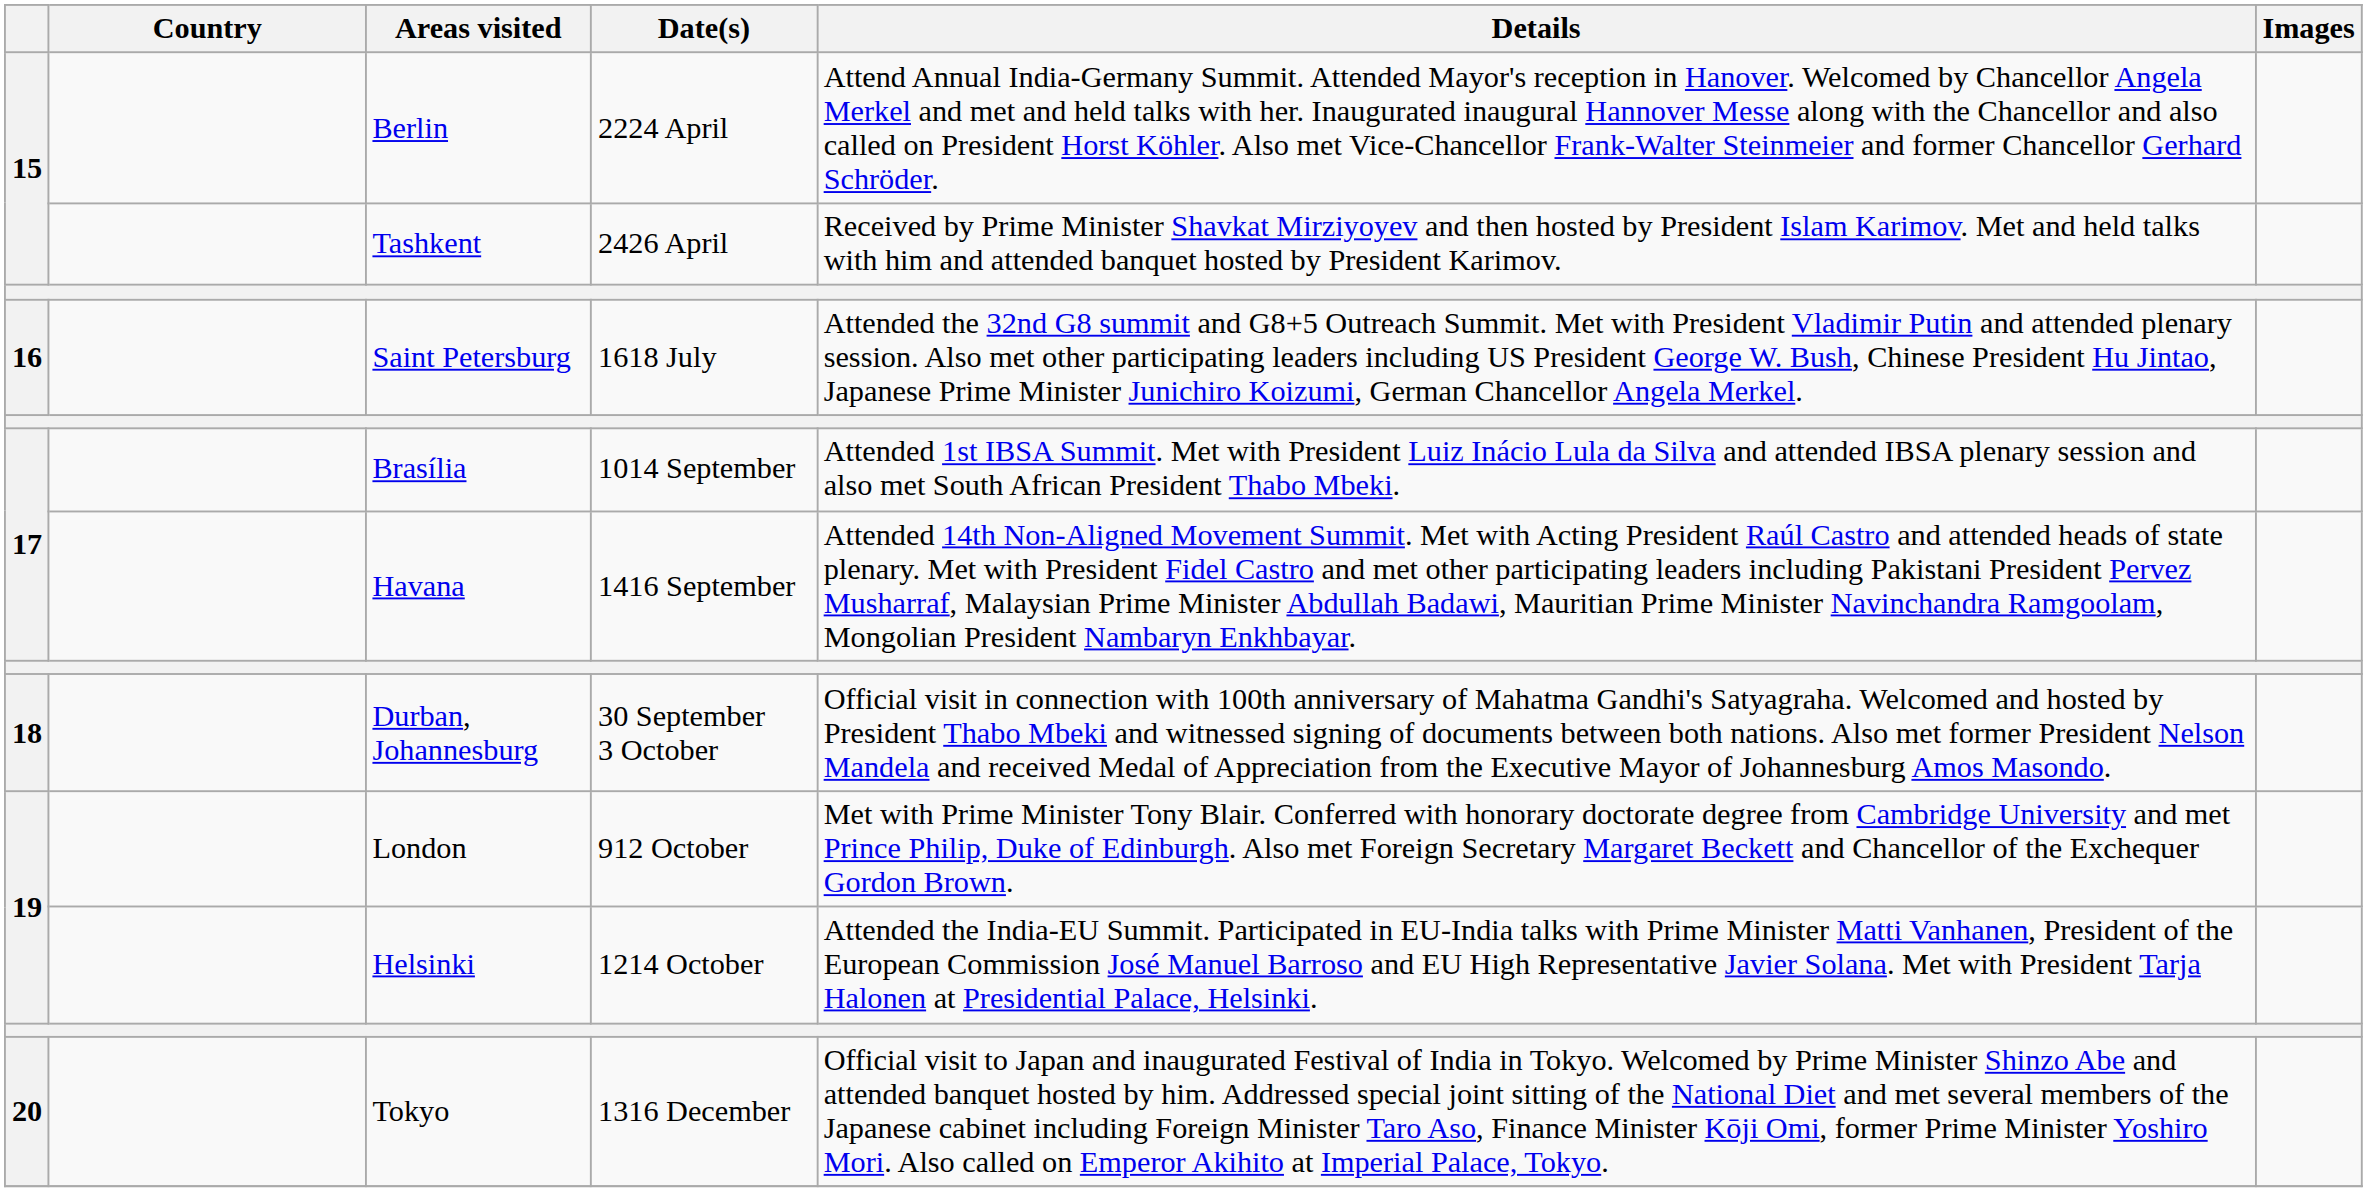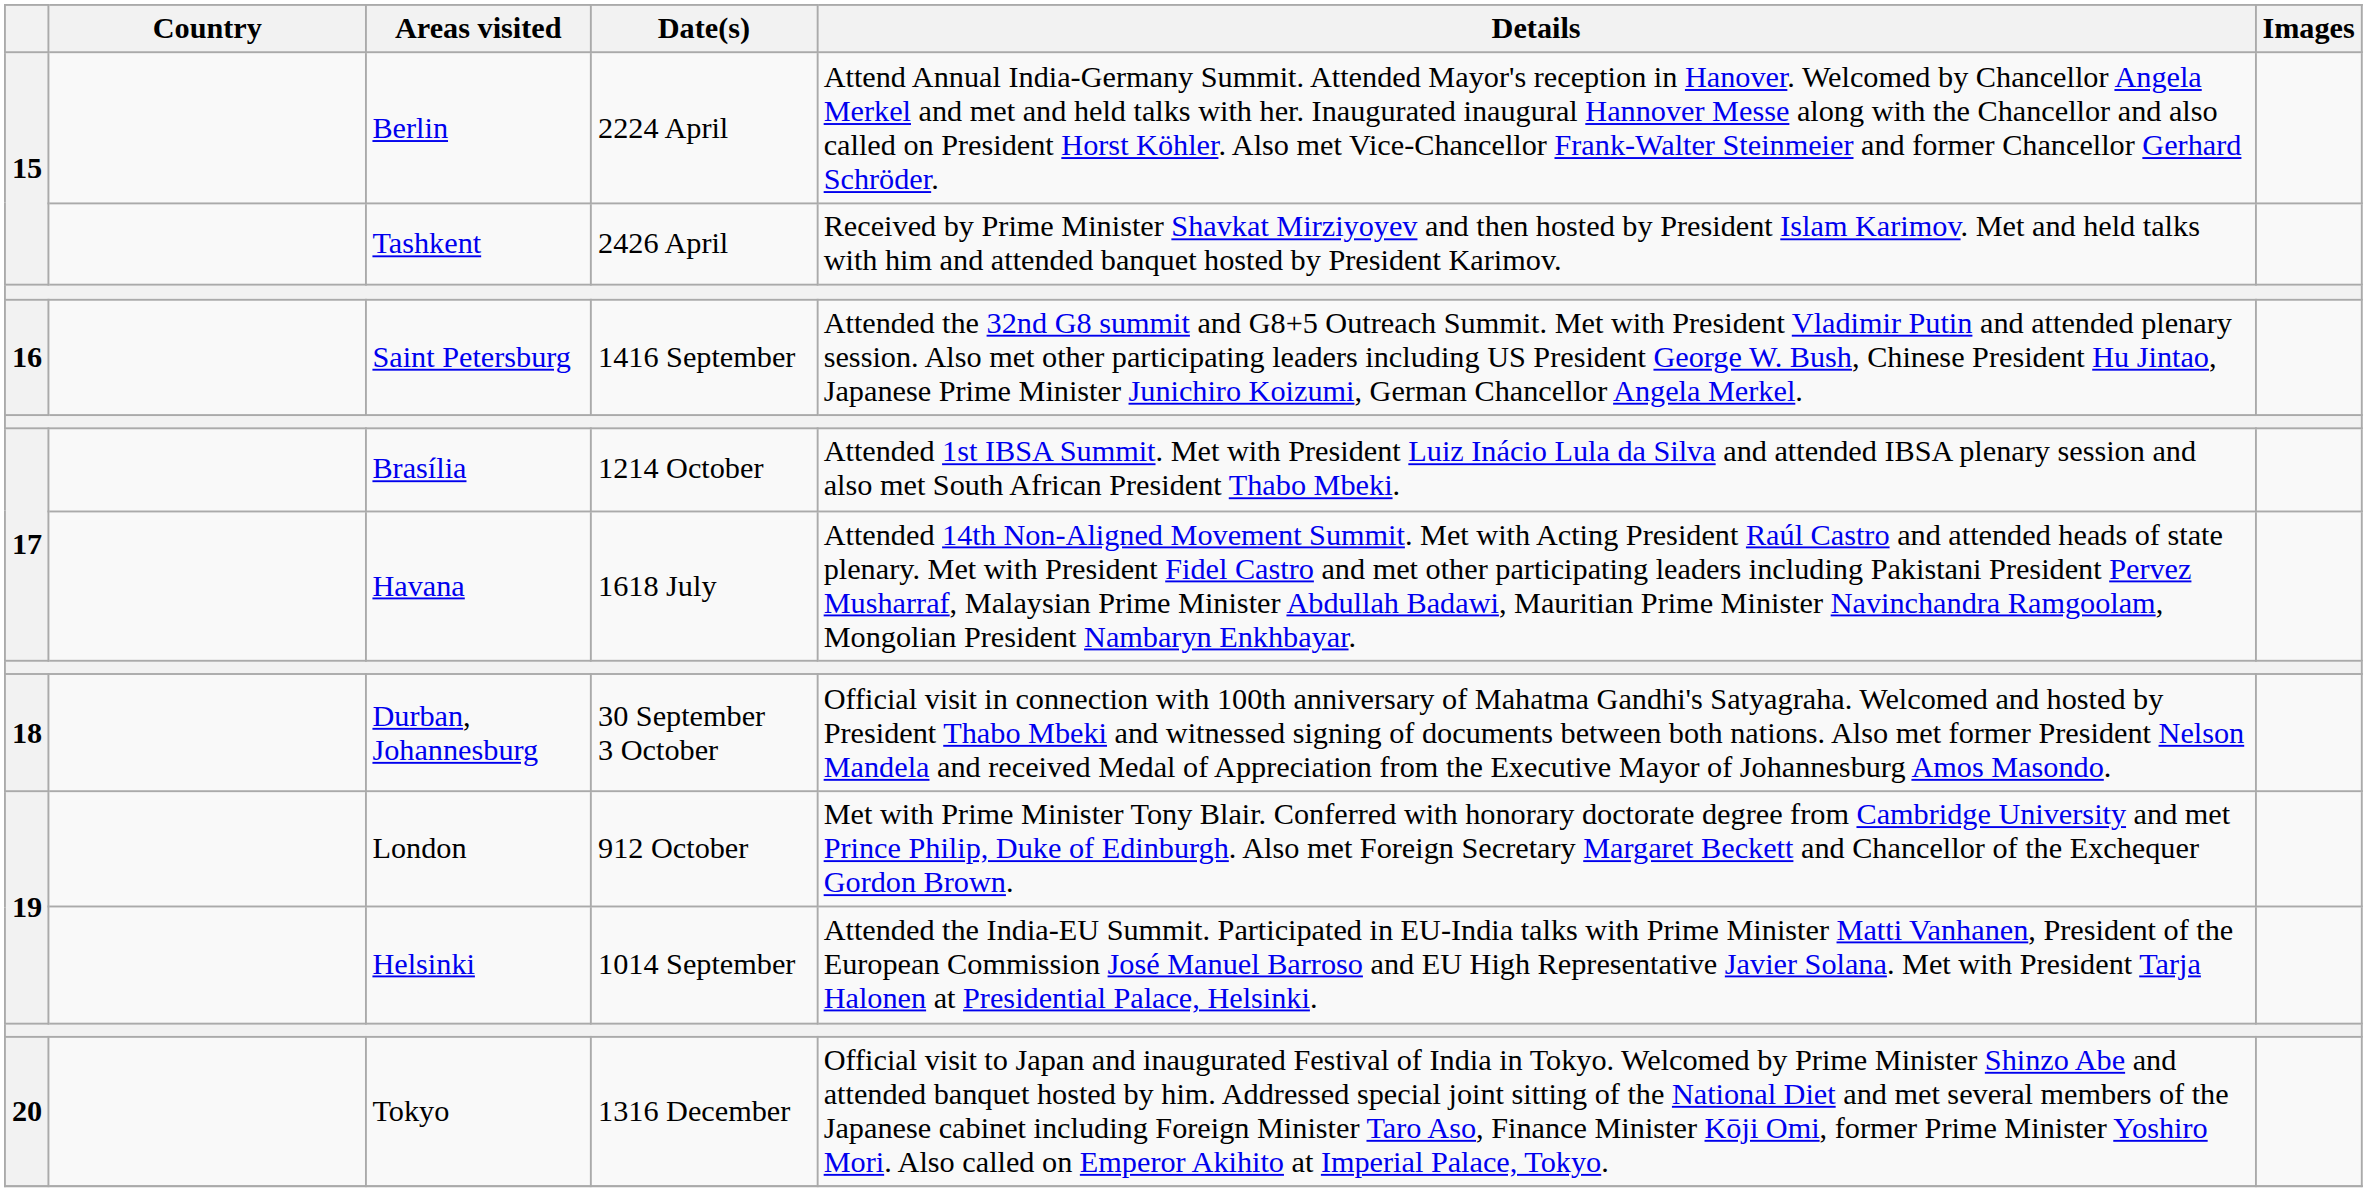(657, 356) 1618 July -> (697, 356) 1416 September
(697, 469) 1014 September -> (681, 469) 1214 October
(697, 585) 1416 September -> (657, 585) 1618 July
(681, 964) 1214 October -> (697, 964) 1014 September
